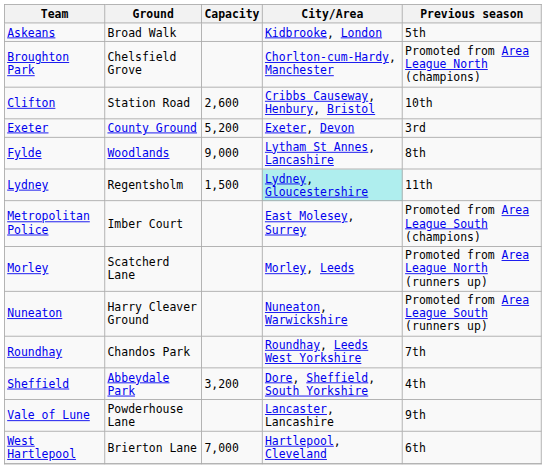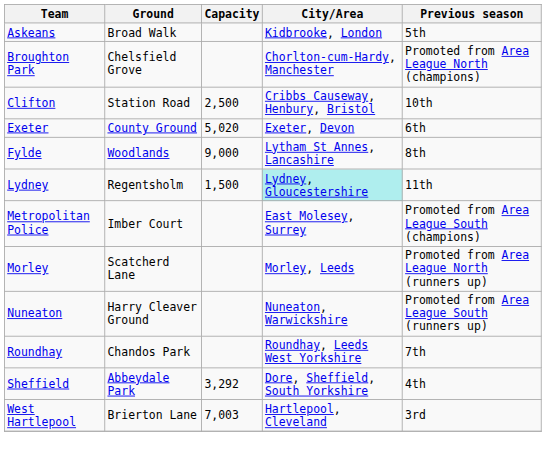(222, 103) 2,600 -> (222, 103) 2,500
(222, 128) 5,200 -> (222, 128) 5,020
(415, 128) 3rd -> (415, 128) 6th
(222, 384) 3,200 -> (222, 384) 3,292
- row: (48, 416)
(222, 448) 7,000 -> (222, 416) 7,003
(415, 448) 6th -> (415, 416) 3rd
